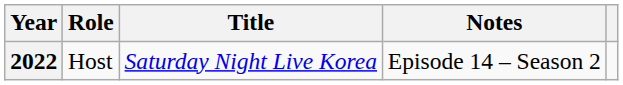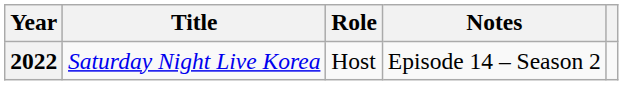columns swapped: (251, 23) <-> (91, 23)
